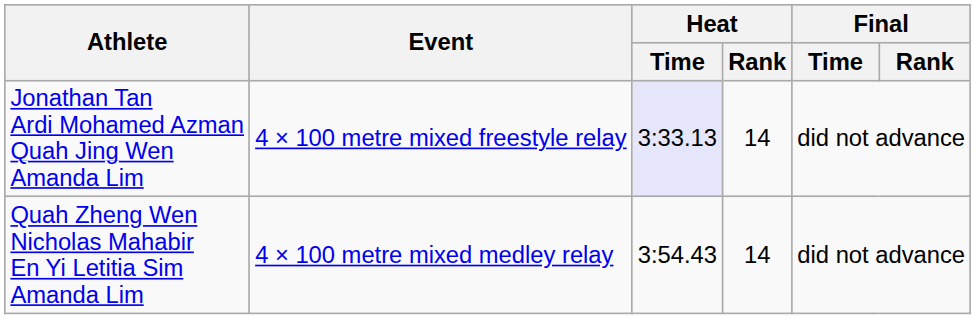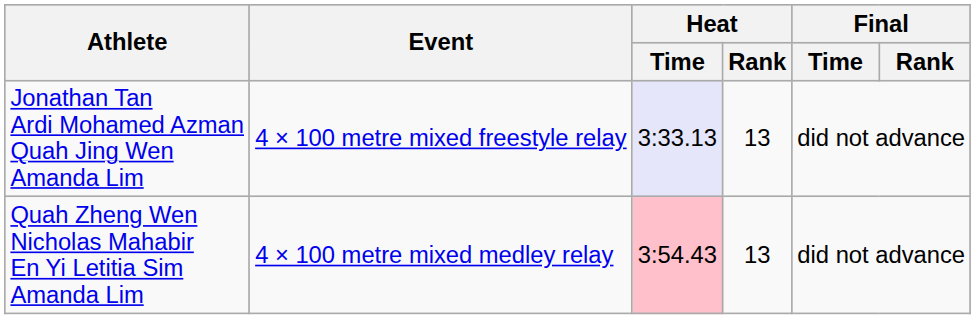(757, 139) 14 -> (757, 139) 13
(677, 255) no background -> (677, 255) pink background
(757, 255) 14 -> (757, 255) 13
